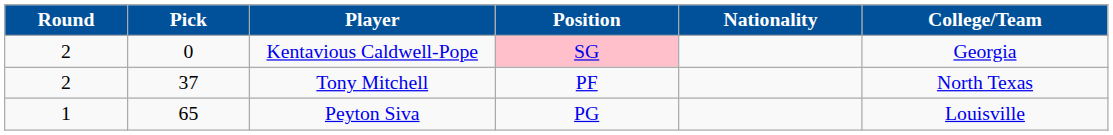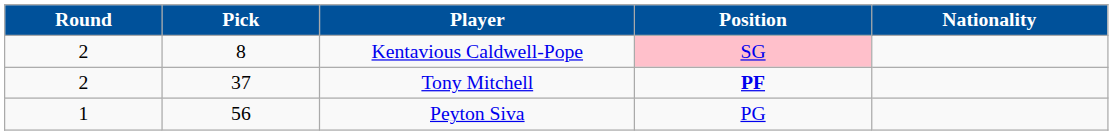- column: (985, 20)
(188, 51) 0 -> (241, 51) 8
(587, 82) normal -> (753, 82) bold
(188, 113) 65 -> (241, 113) 56
